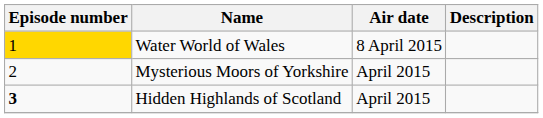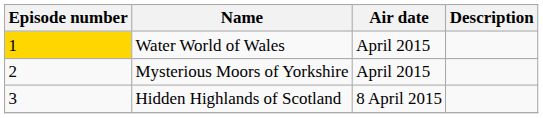(399, 44) 8 April 2015 -> (393, 44) April 2015
(13, 98) bold -> (13, 98) normal
(393, 98) April 2015 -> (399, 98) 8 April 2015
